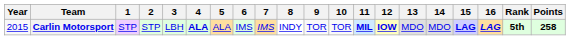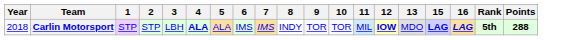- column: (440, 12)
(17, 27) 2015 -> (17, 27) 2018
(364, 27) bold -> (364, 27) normal
(548, 27) 258 -> (521, 27) 288
